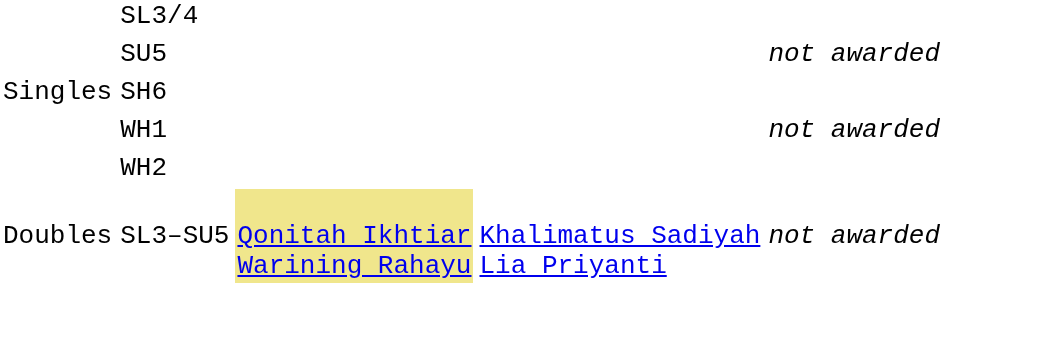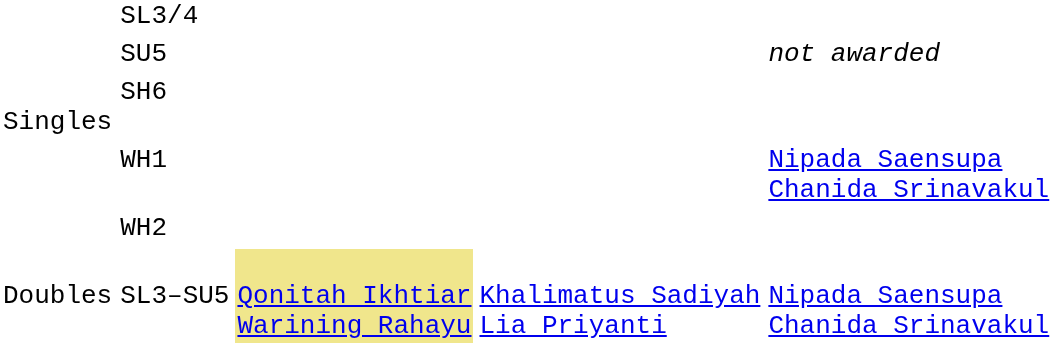(854, 130) not awarded -> (909, 175) Nipada Saensupa Chanida Srinavakul
(854, 236) not awarded -> (909, 311) Nipada Saensupa Chanida Srinavakul
